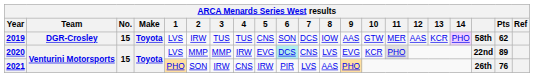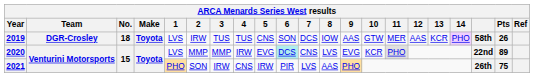(125, 38) 15 -> (125, 38) 18
(503, 38) 62 -> (503, 38) 26
(503, 66) 76 -> (503, 66) 75
